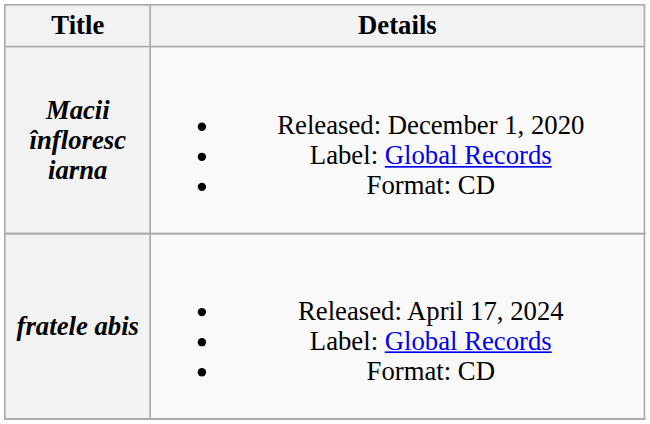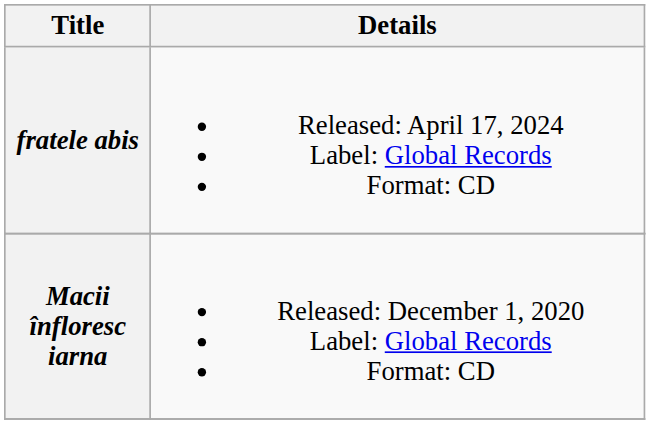rows swapped: (78, 139) <-> (78, 325)
